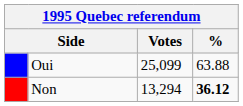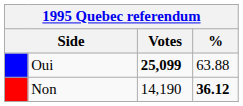(161, 65) normal -> (161, 65) bold
(161, 89) 13,294 -> (161, 89) 14,190
